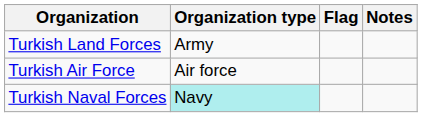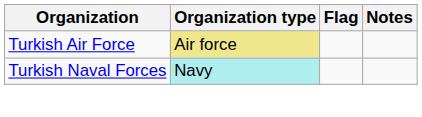- row: (85, 44)
(206, 71) no background -> (206, 44) khaki background
